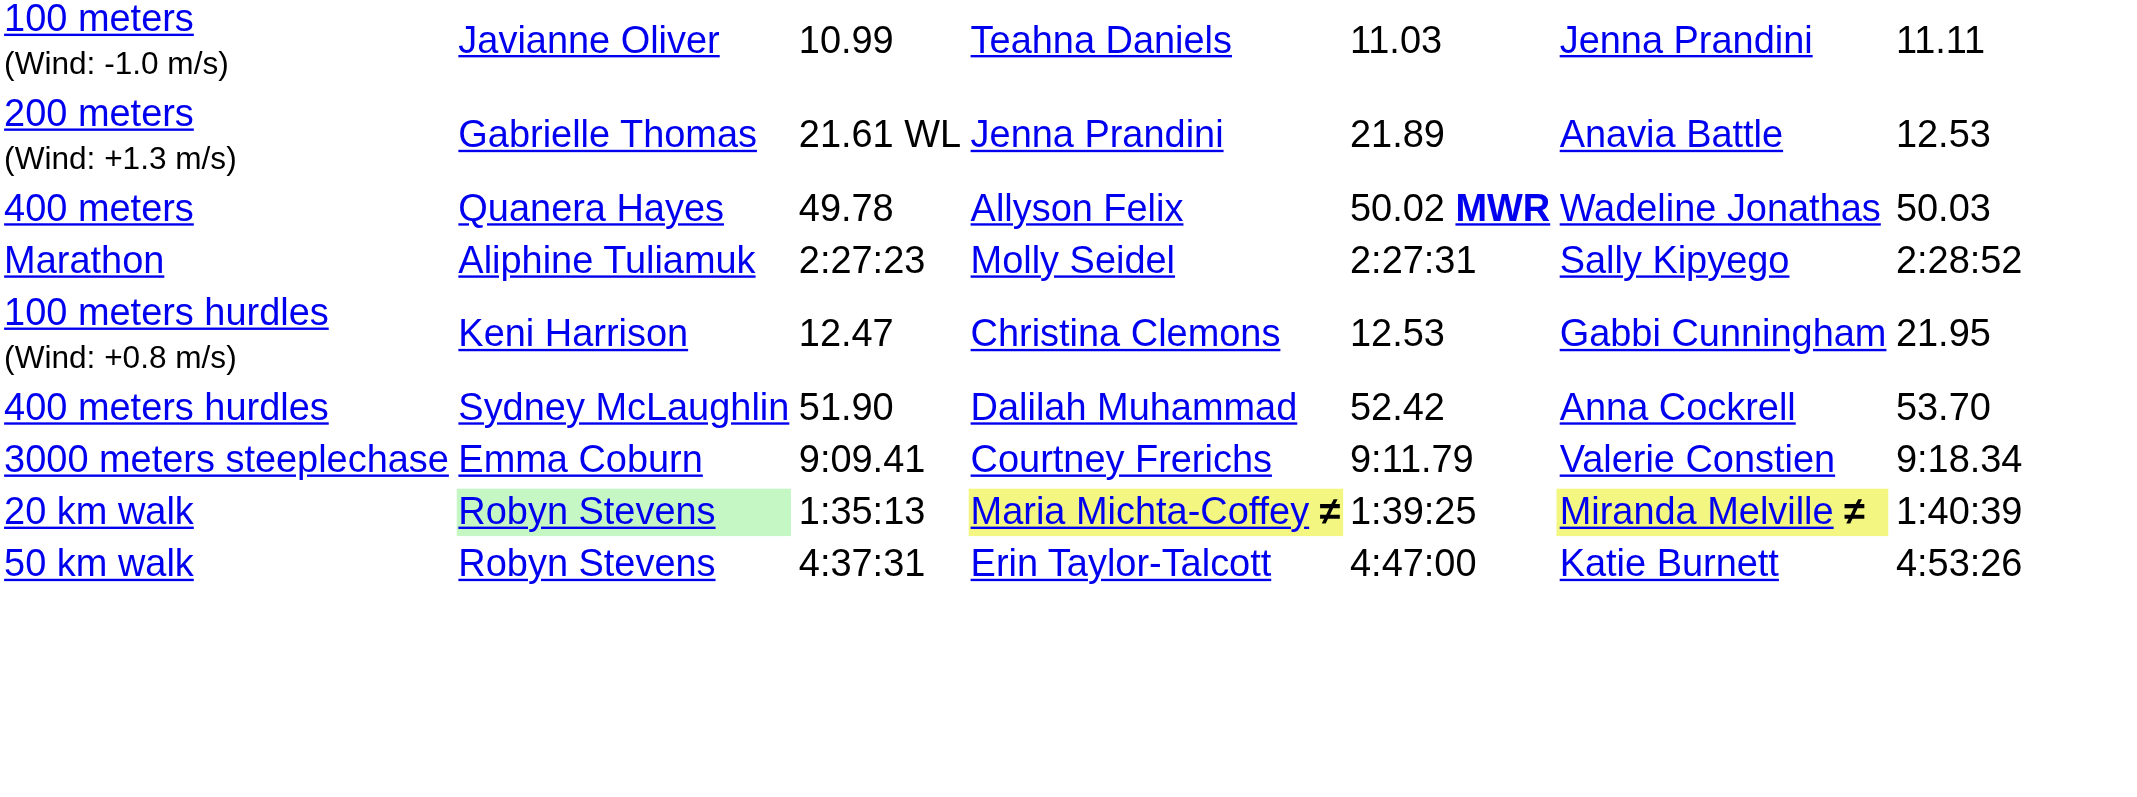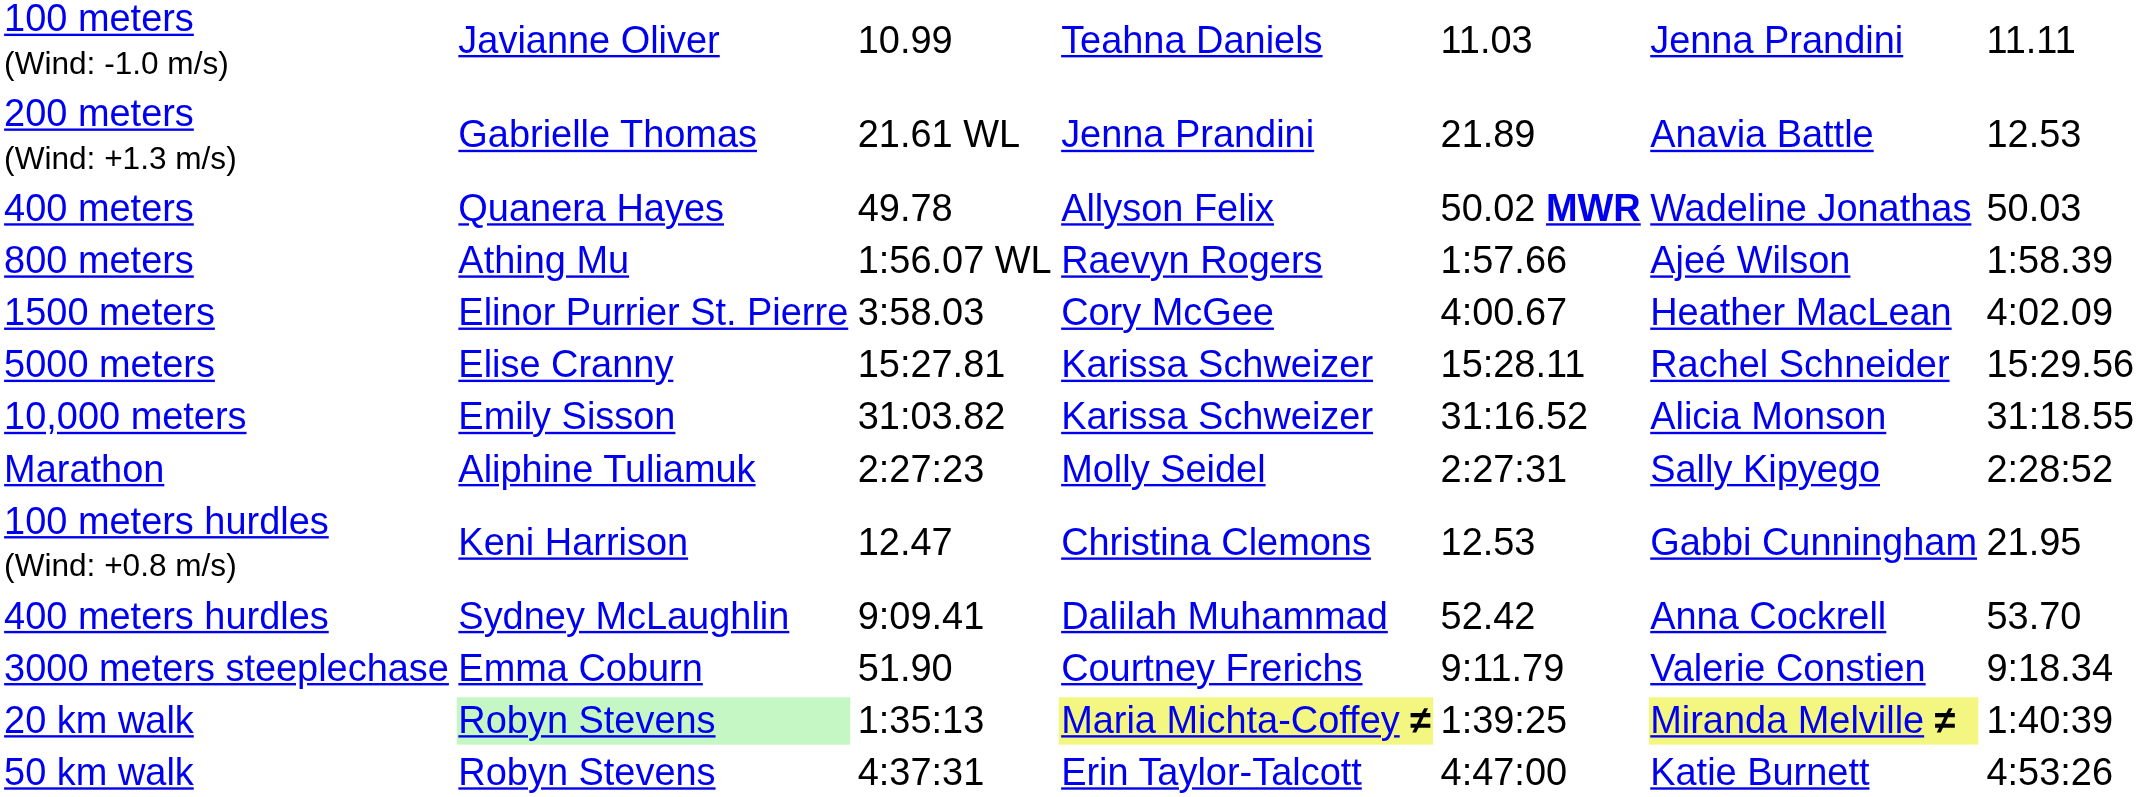+ row: (99, 260)
+ row: (110, 312)
+ row: (110, 364)
+ row: (125, 416)
(846, 407) 51.90 -> (921, 615) 9:09.41
(862, 459) 9:09.41 -> (905, 668) 51.90
